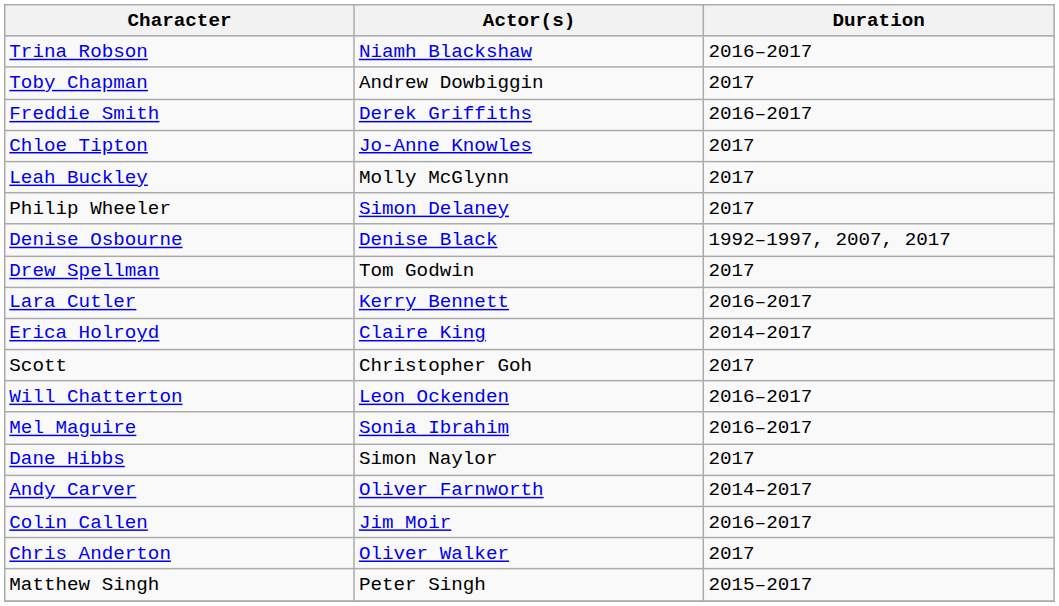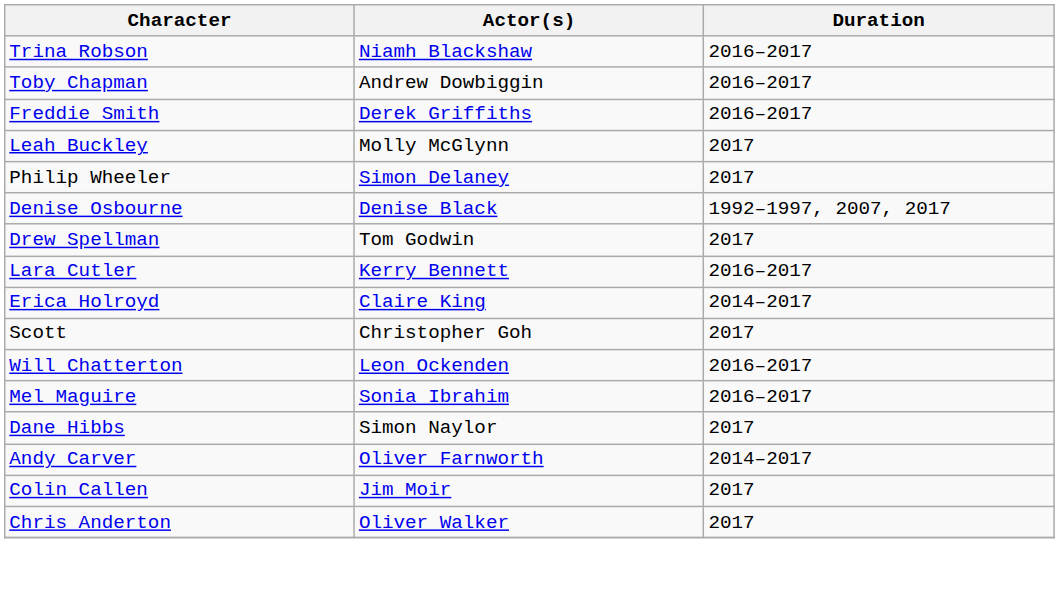(732, 83) 2017 -> (760, 83) 2016–2017
- row: (79, 146)
(760, 522) 2016–2017 -> (732, 491) 2017
- row: (84, 585)
